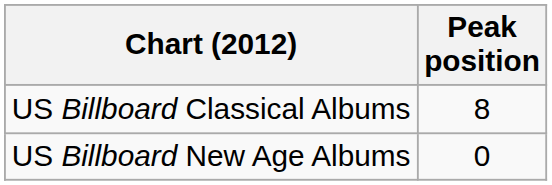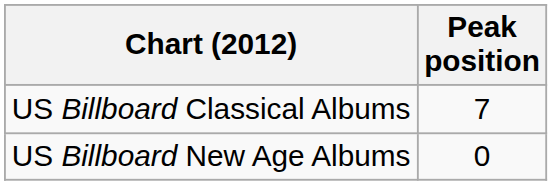(482, 108) 8 -> (482, 108) 7
